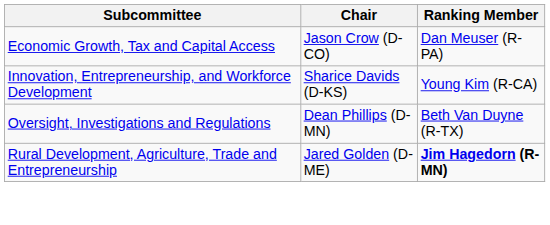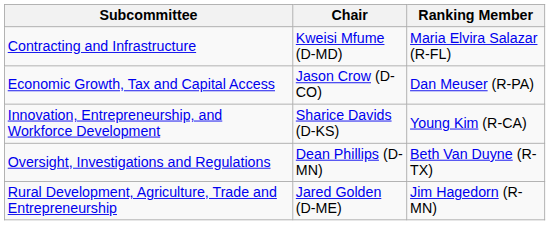+ row: (102, 46)
(480, 162) bold -> (466, 200) normal
